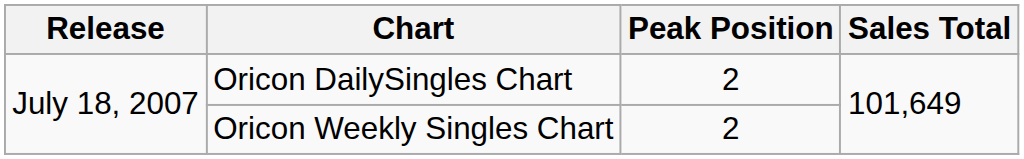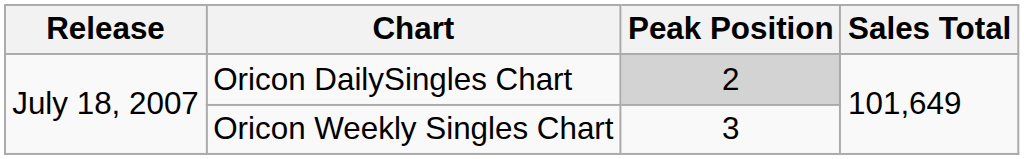(731, 79) no background -> (731, 79) lightgrey background
(731, 128) 2 -> (731, 128) 3
